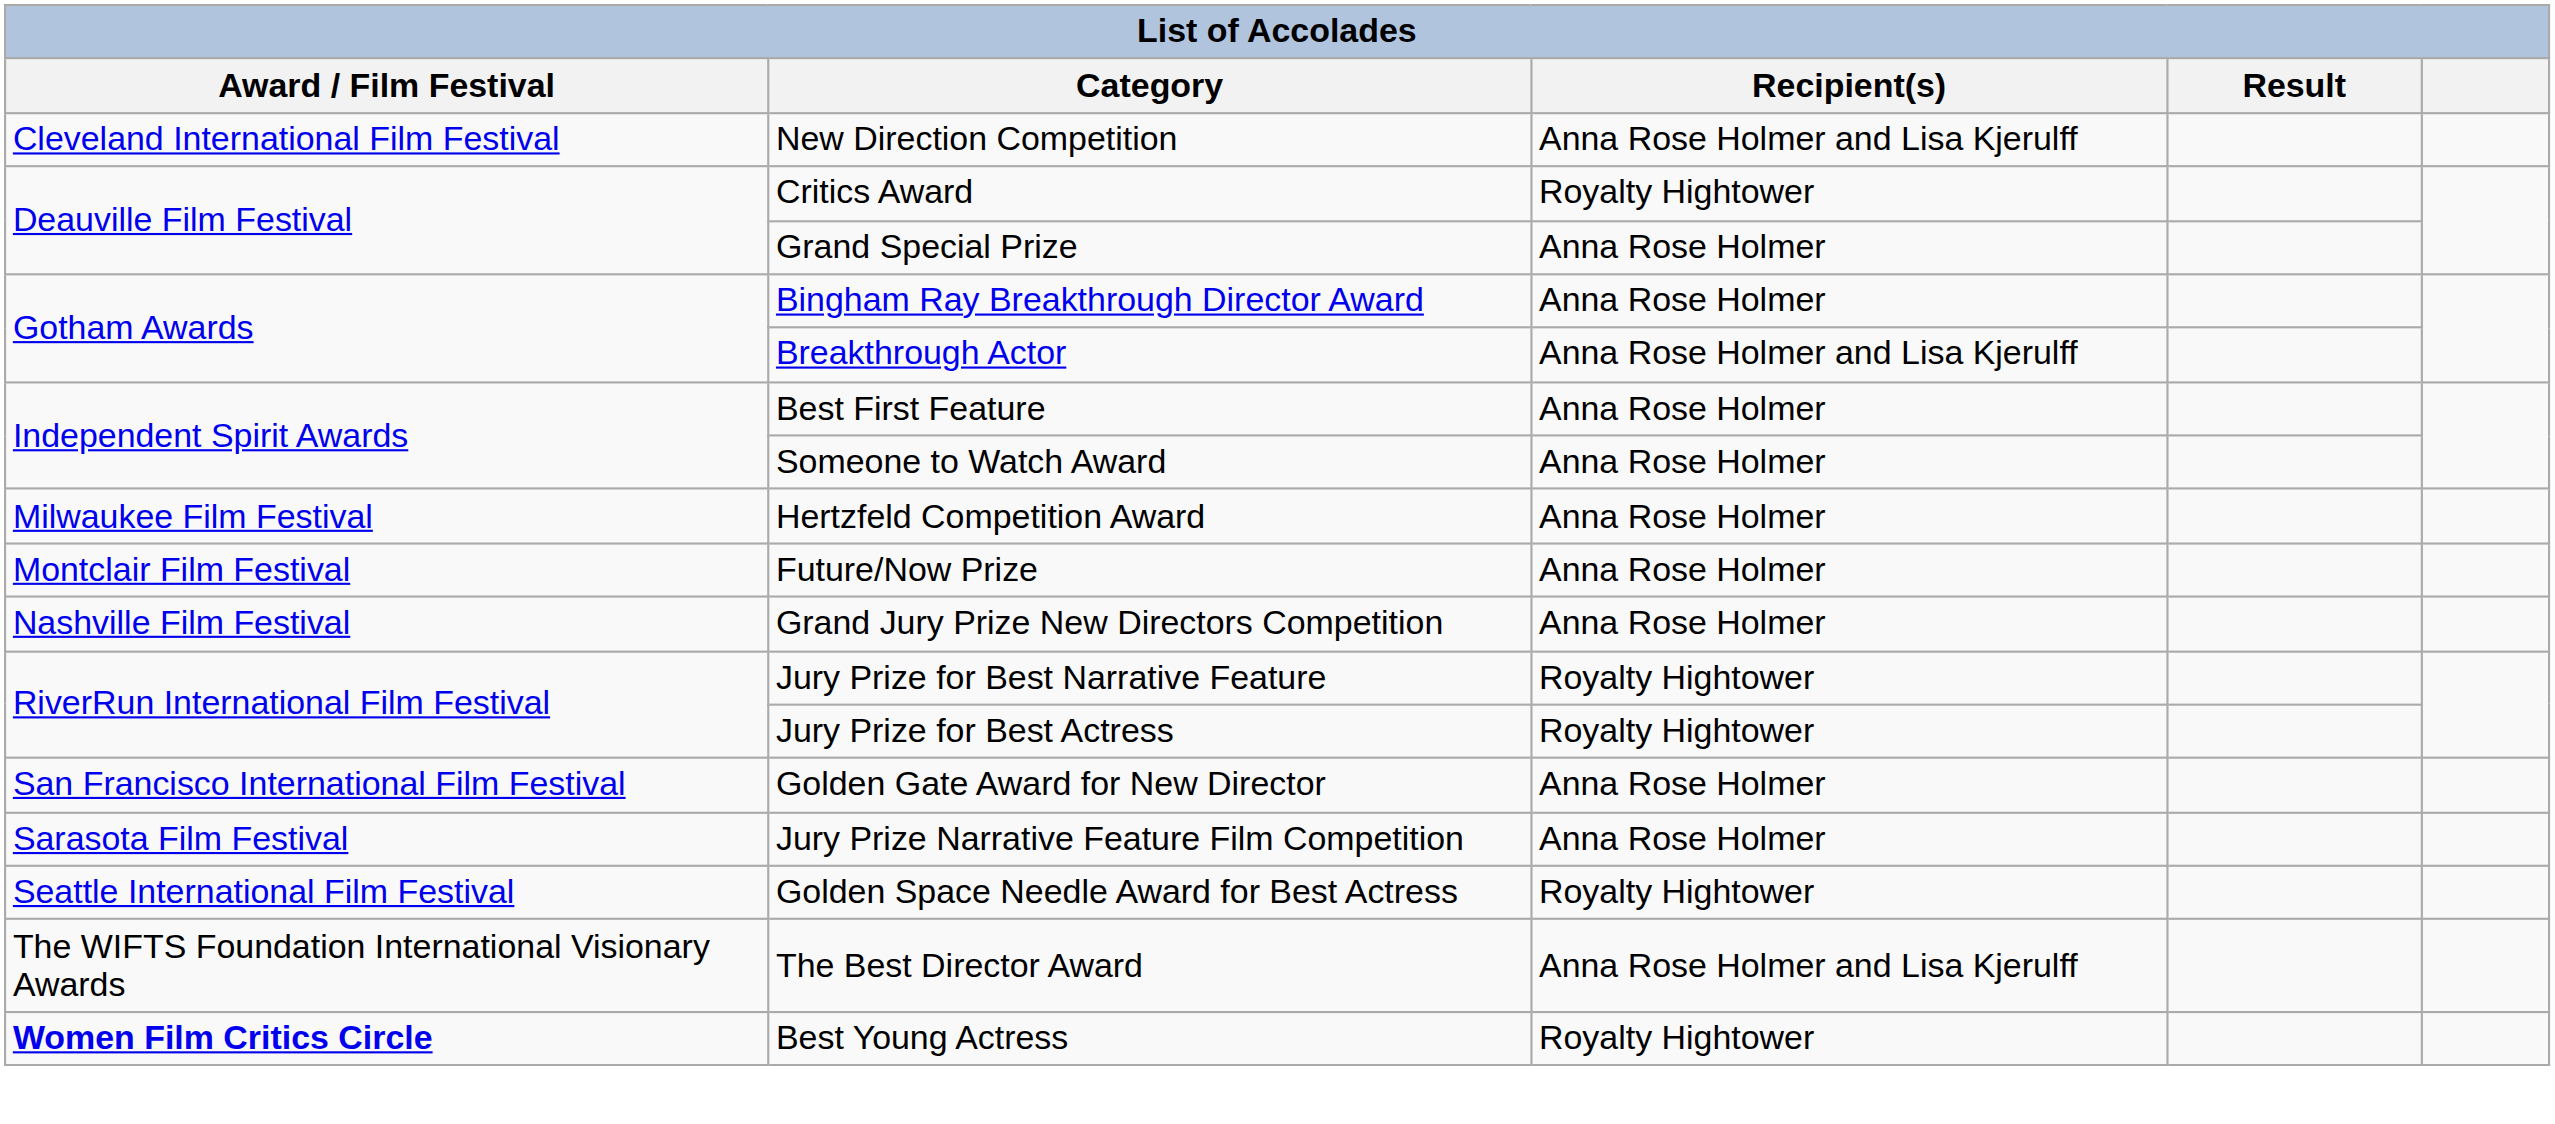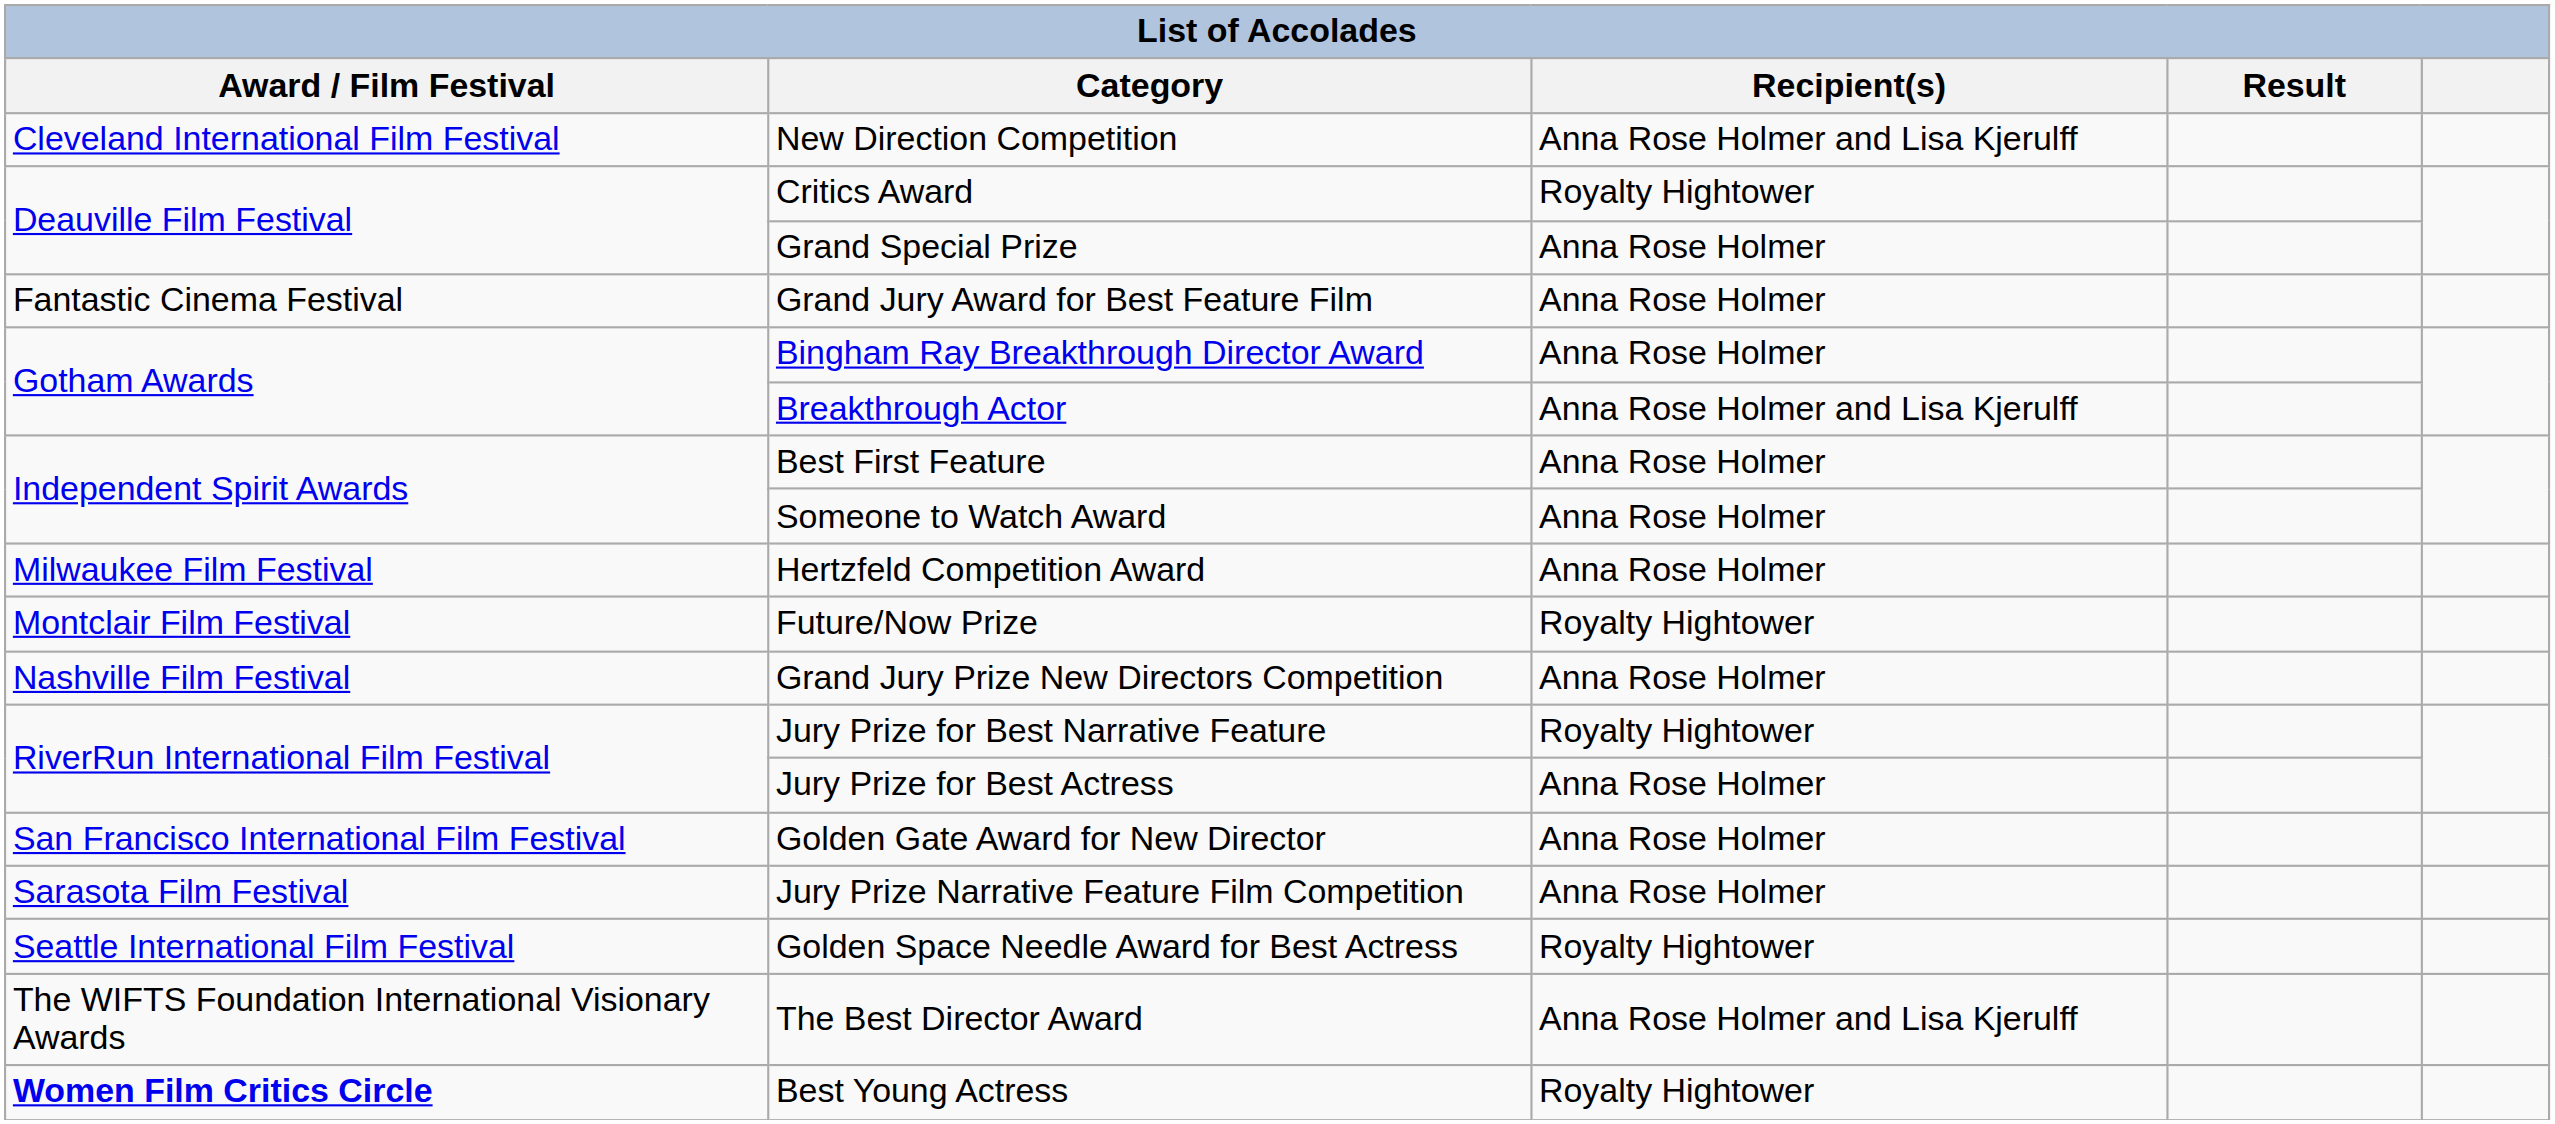+ row: (1074, 300)
(1682, 569) Anna Rose Holmer -> (1677, 623) Royalty Hightower
(1677, 730) Royalty Hightower -> (1682, 784) Anna Rose Holmer
